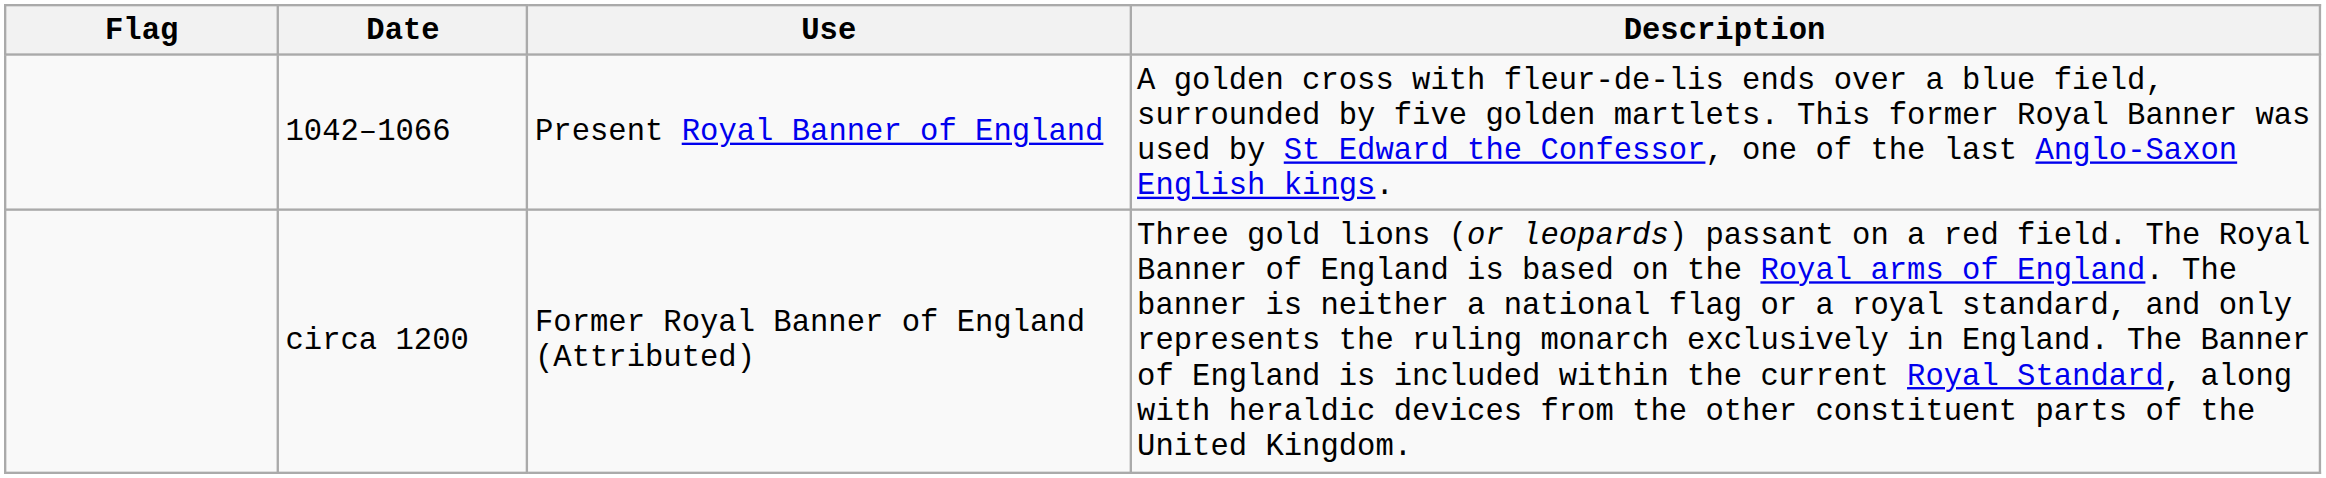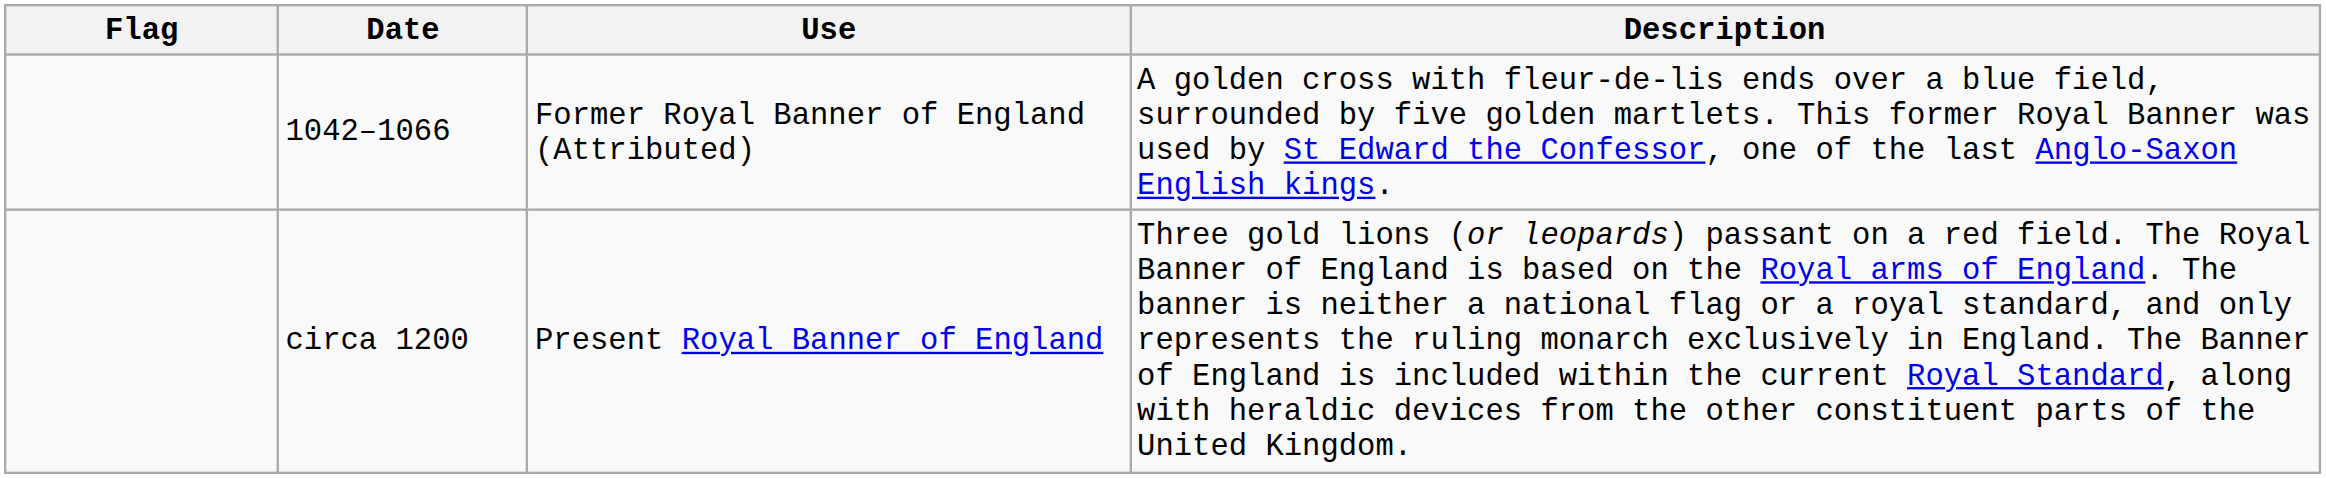(819, 133) Present Royal Banner of England -> (810, 133) Former Royal Banner of England (Attributed)
(810, 341) Former Royal Banner of England (Attributed) -> (819, 341) Present Royal Banner of England
